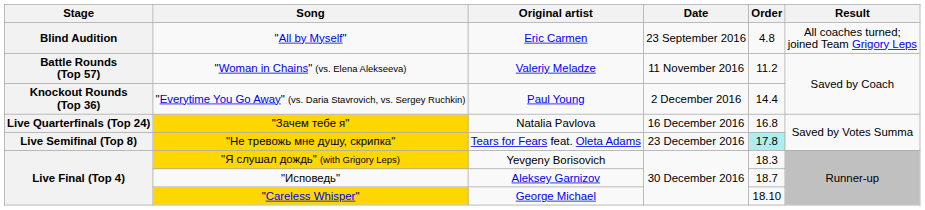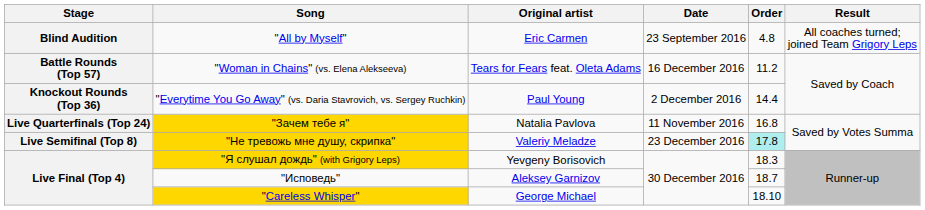(556, 69) Valeriy Meladze -> (556, 69) Tears for Fears feat. Oleta Adams
(696, 69) 11 November 2016 -> (696, 69) 16 December 2016
(696, 124) 16 December 2016 -> (696, 124) 11 November 2016
(556, 142) Tears for Fears feat. Oleta Adams -> (556, 142) Valeriy Meladze
